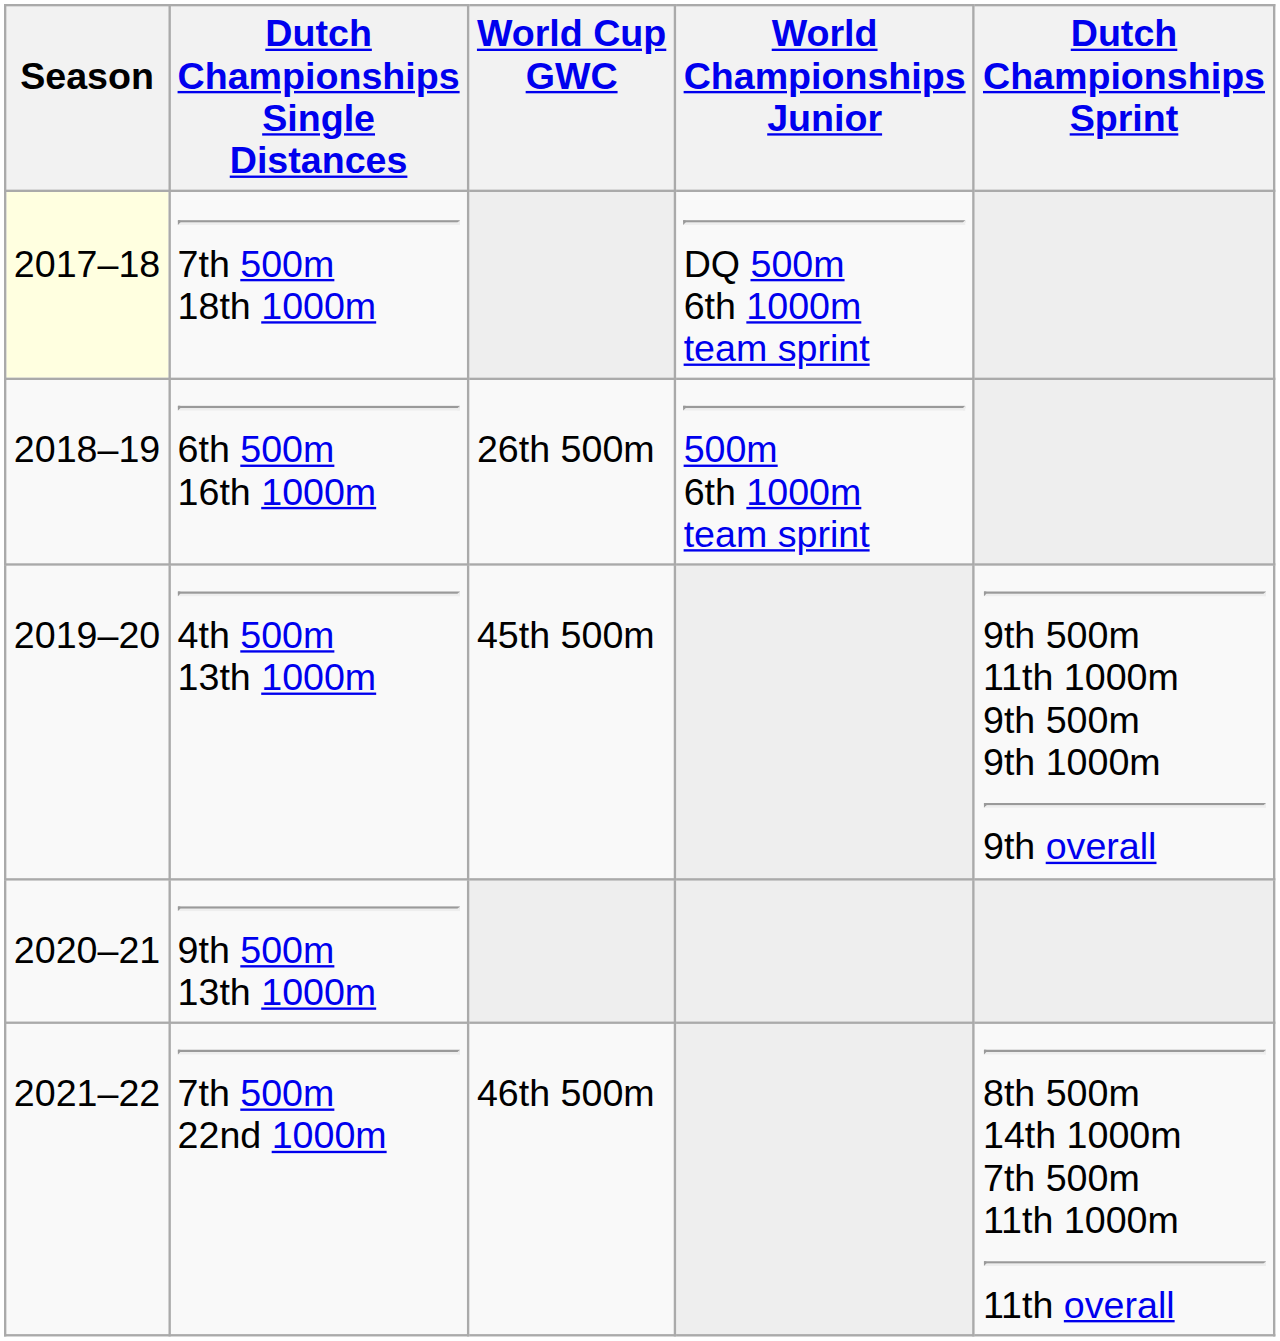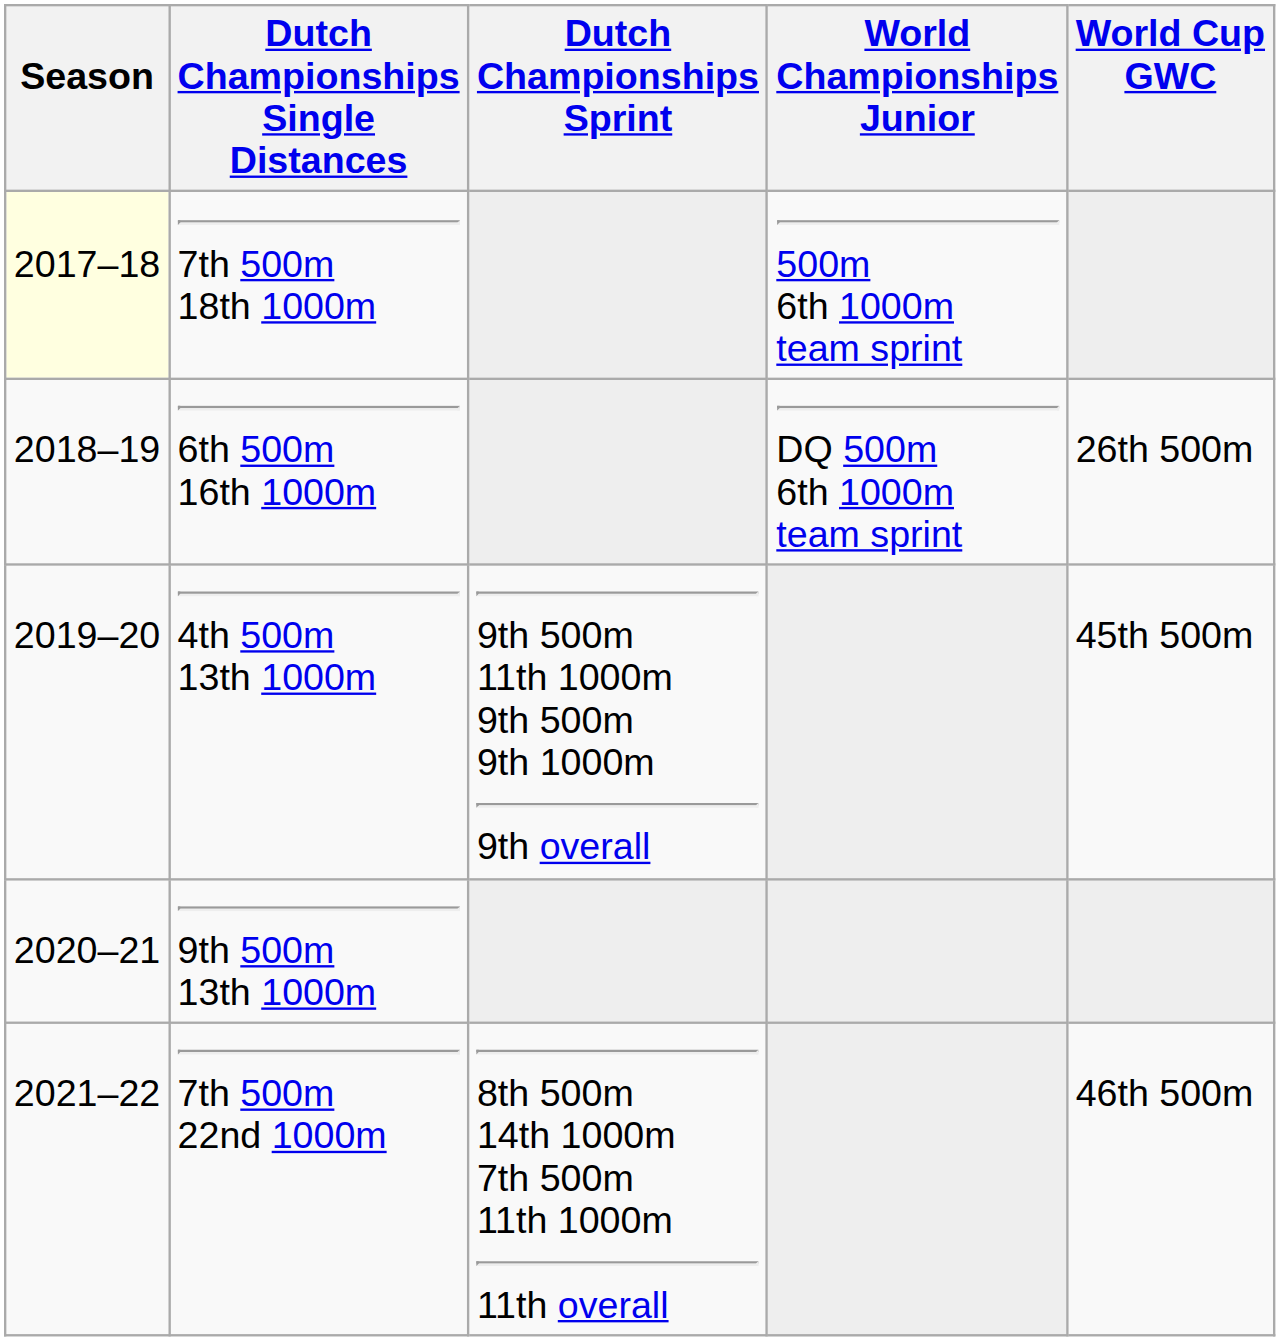columns swapped: (1124, 76) <-> (572, 55)
(825, 293) DQ 500m 6th 1000m team sprint -> (917, 293) 500m 6th 1000m team sprint
(825, 480) 500m 6th 1000m team sprint -> (917, 480) DQ 500m 6th 1000m team sprint
